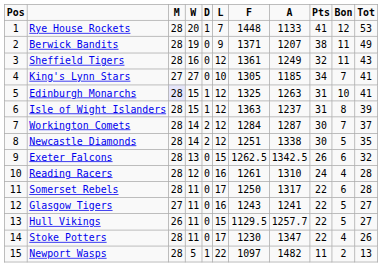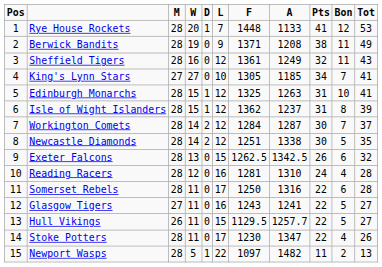(289, 45) 1207 -> (289, 45) 1208
(177, 93) lavender background -> (177, 93) no background
(249, 109) 1363 -> (249, 109) 1362
(249, 173) 1261 -> (249, 173) 1281
(289, 190) 1317 -> (289, 190) 1316
